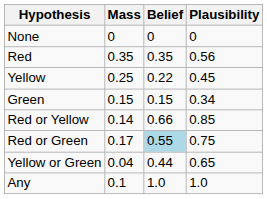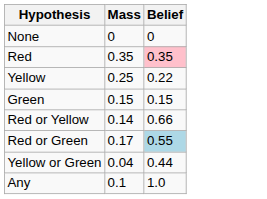- column: (224, 15)
(160, 57) no background -> (160, 57) pink background
